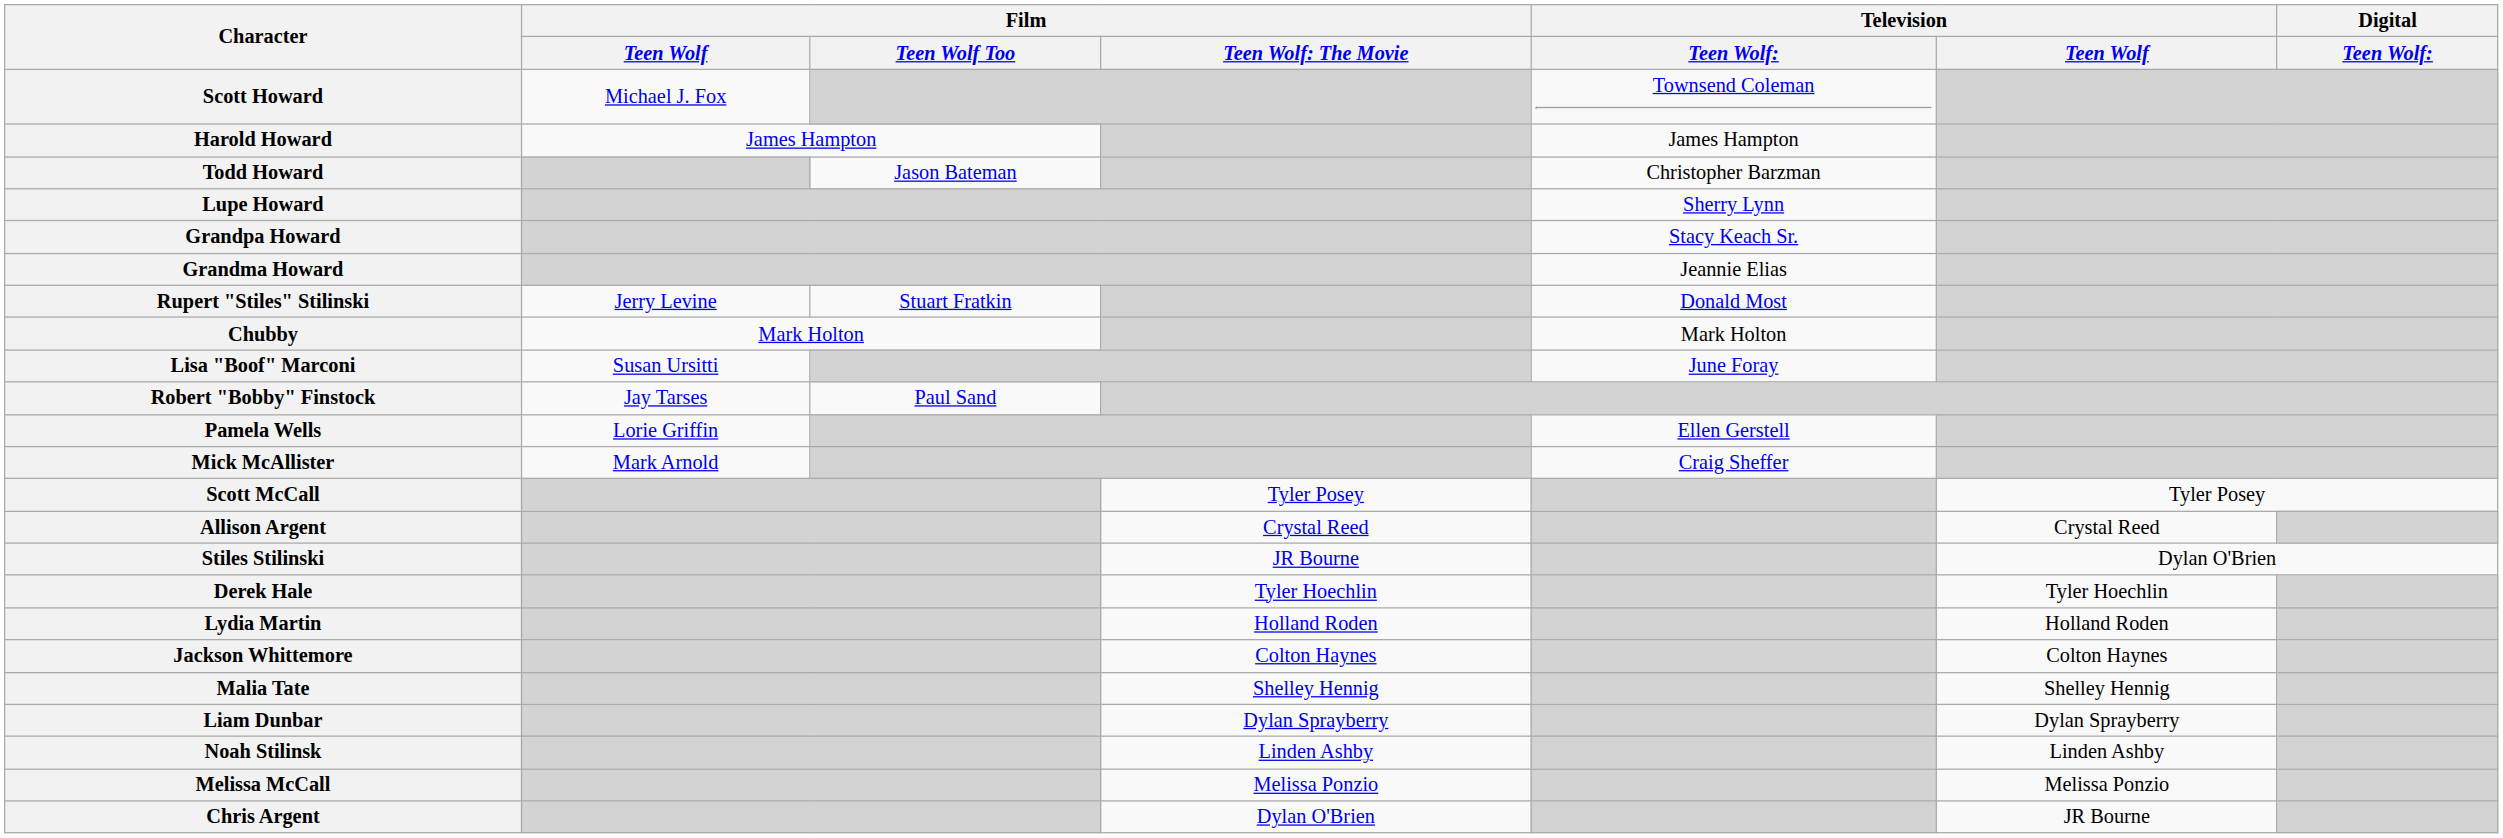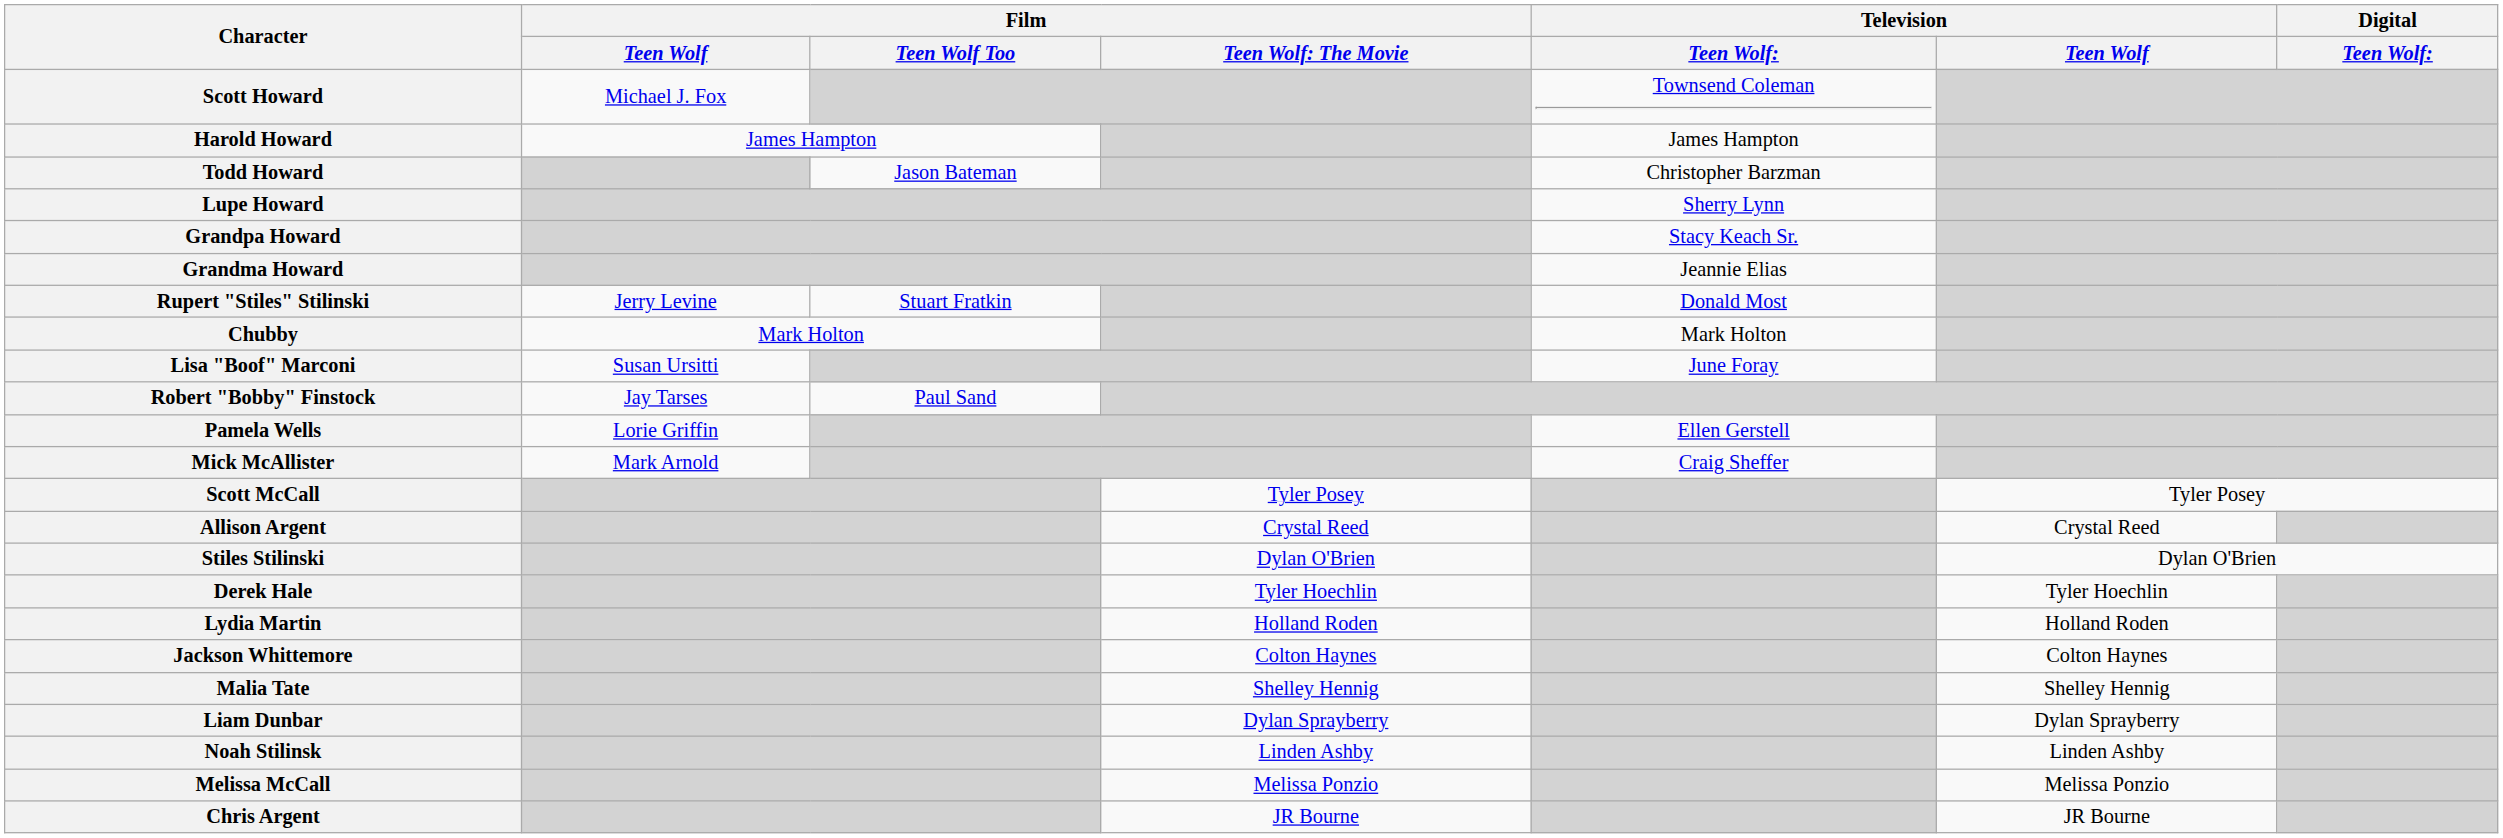(1316, 559) JR Bourne -> (1316, 559) Dylan O'Brien
(1316, 816) Dylan O'Brien -> (1316, 816) JR Bourne
